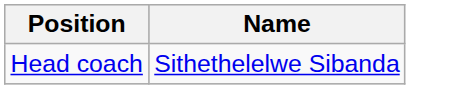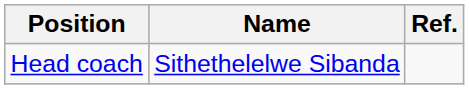+ column: (435, 24)
